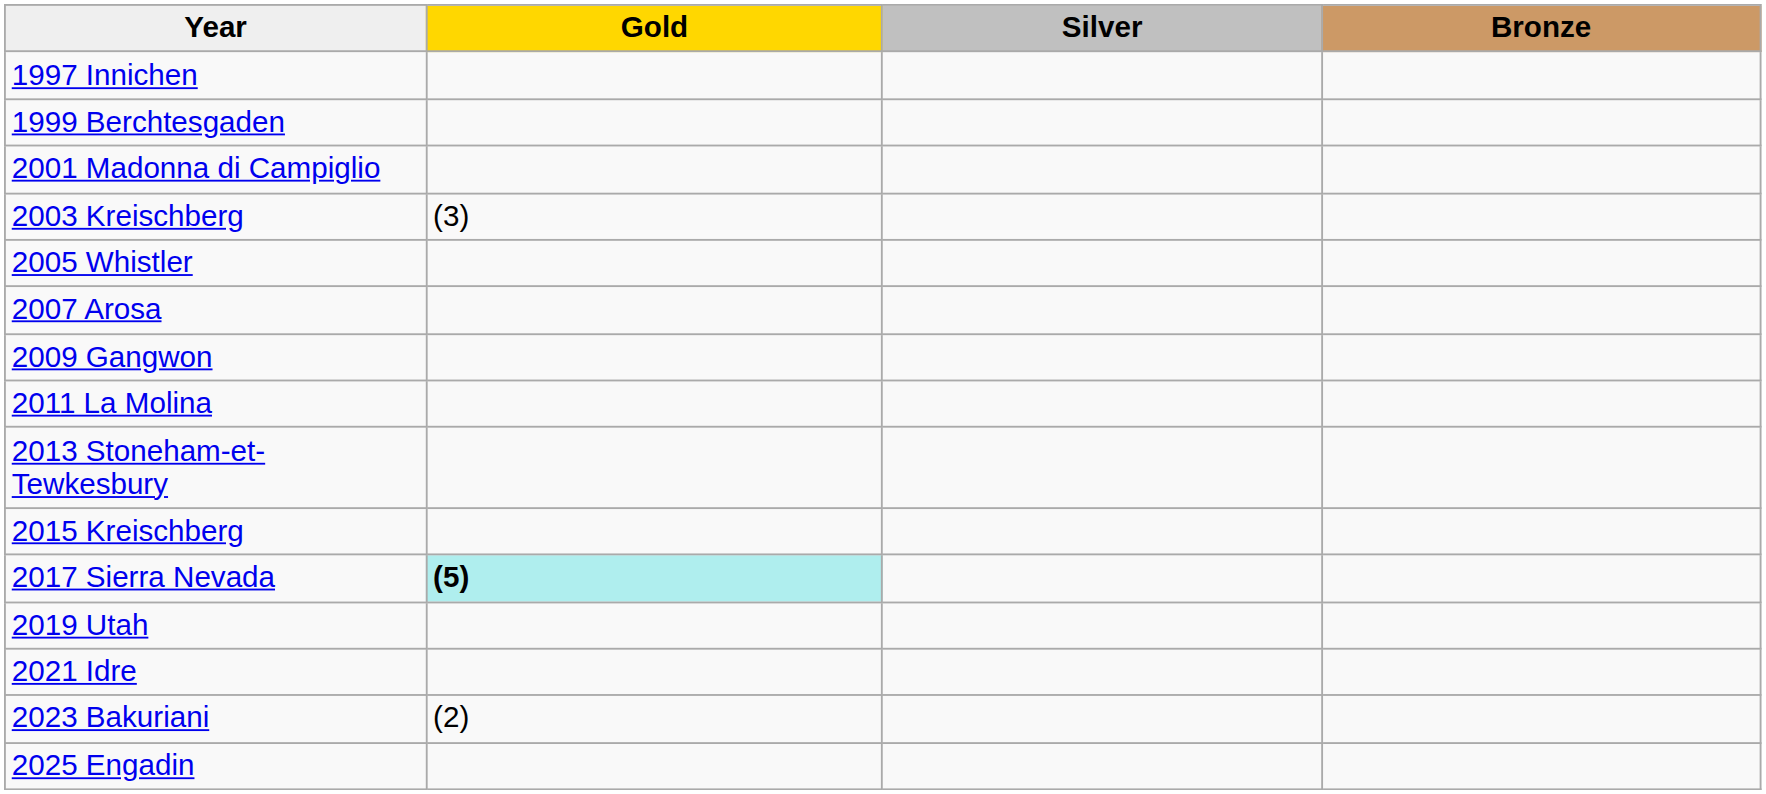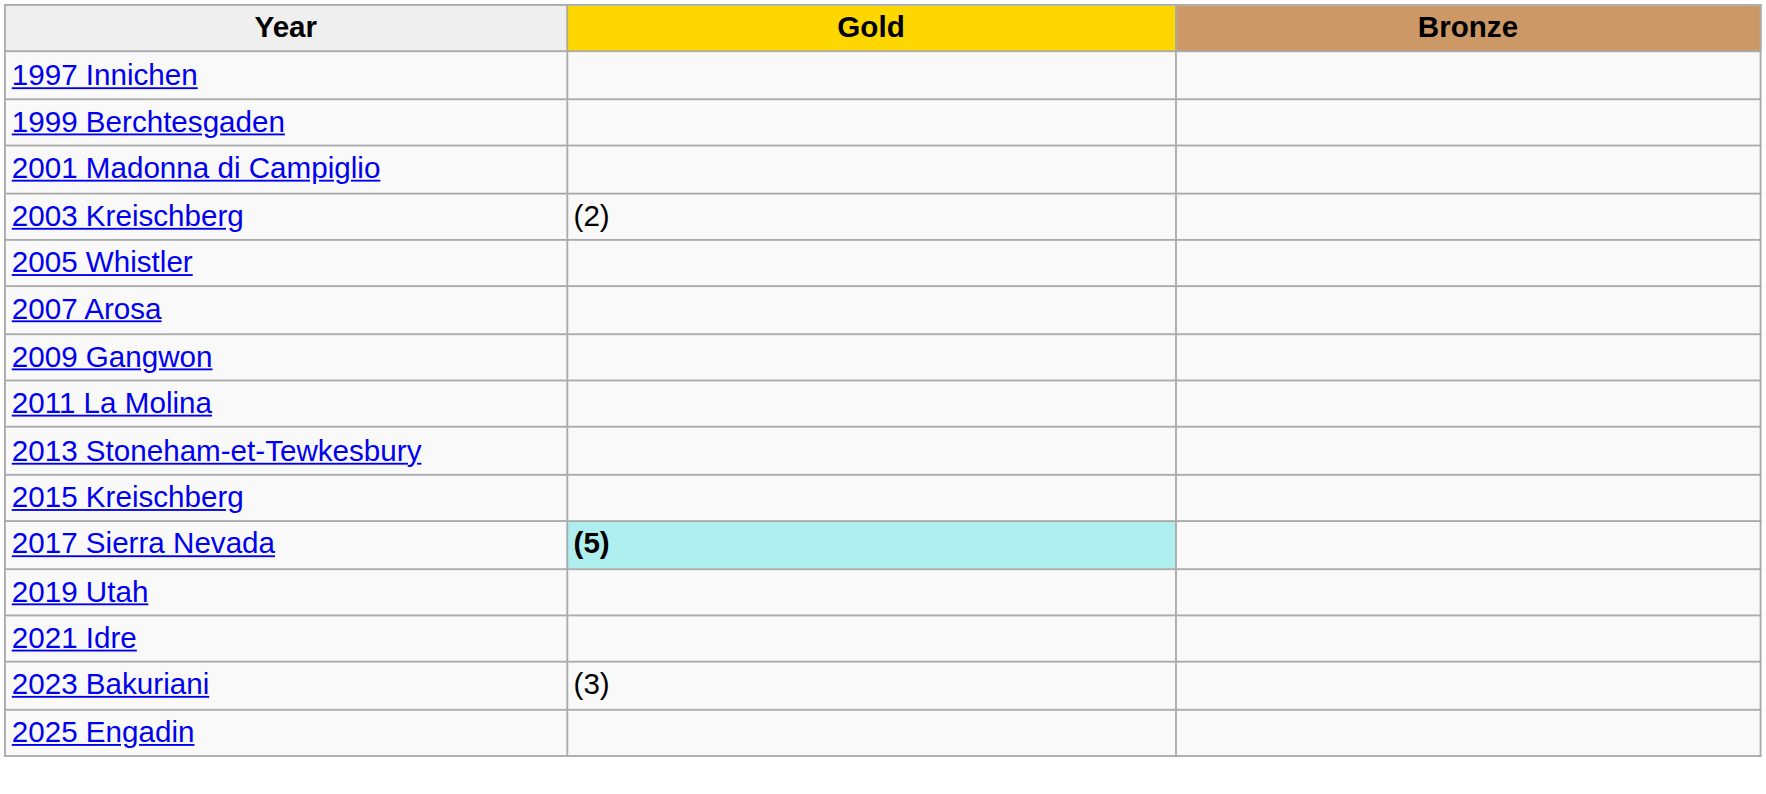- column: (1102, 27)
(451, 215) (3) -> (592, 215) (2)
(451, 718) (2) -> (592, 685) (3)
